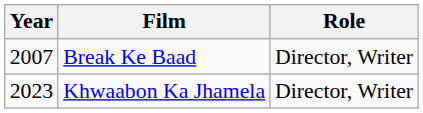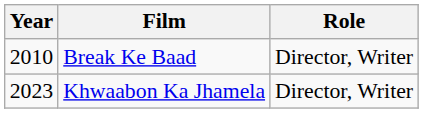(31, 56) 2007 -> (31, 56) 2010
